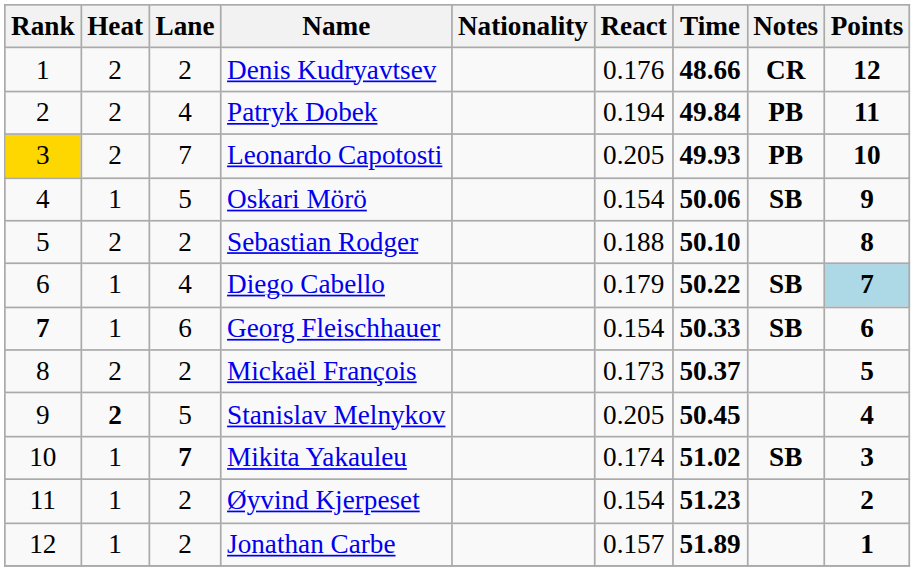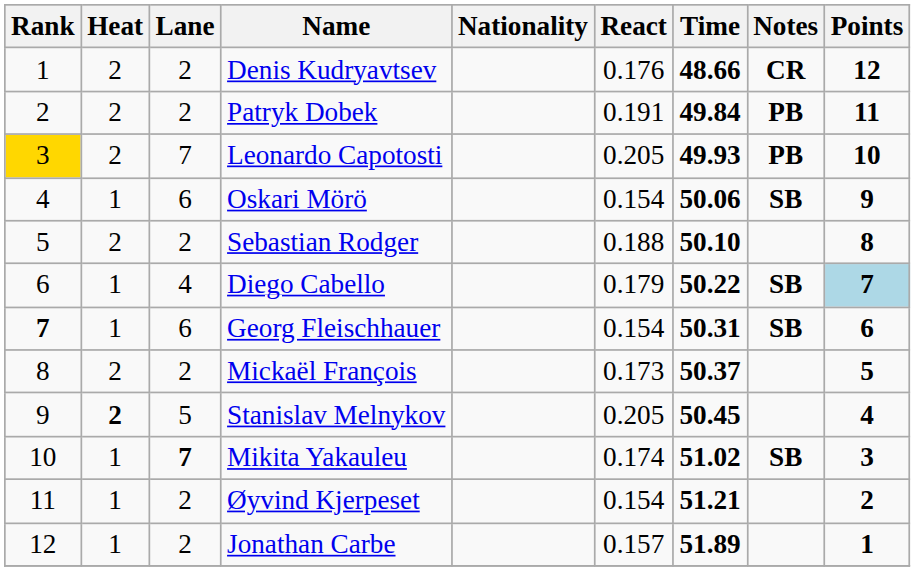(185, 112) 4 -> (185, 112) 2
(634, 112) 0.194 -> (634, 112) 0.191
(185, 198) 5 -> (185, 198) 6
(710, 328) 50.33 -> (710, 328) 50.31
(710, 500) 51.23 -> (710, 500) 51.21
